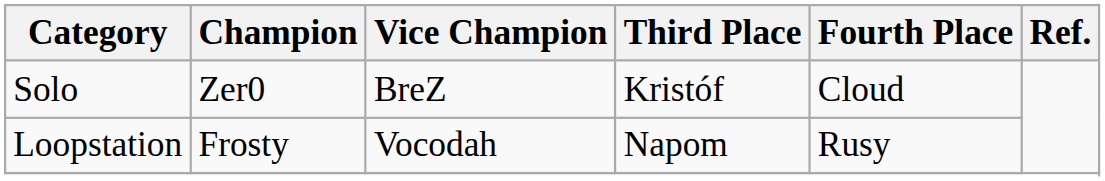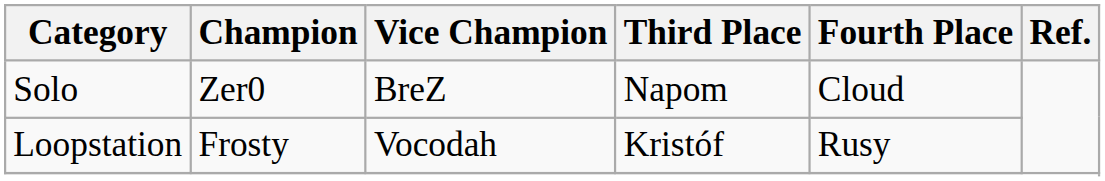(674, 88) Kristóf -> (676, 88) Napom
(676, 144) Napom -> (674, 144) Kristóf
